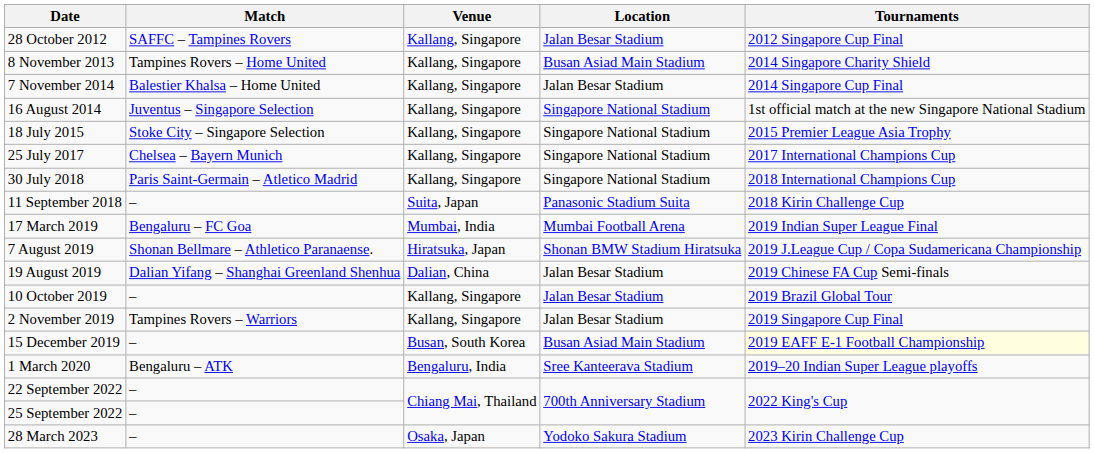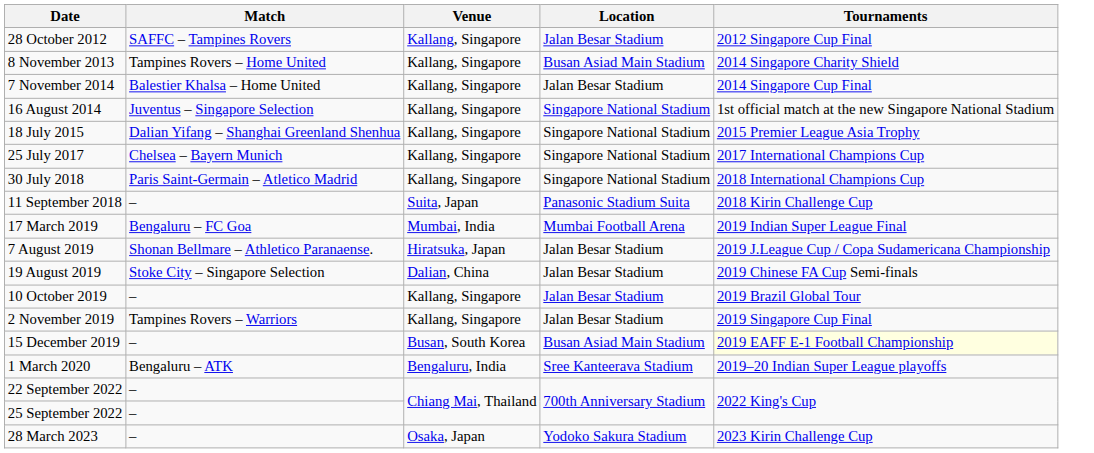(227, 132) Stoke City – Singapore Selection -> (265, 132) Dalian Yifang – Shanghai Greenland Shenhua
(642, 249) Shonan BMW Stadium Hiratsuka -> (603, 249) Jalan Besar Stadium
(265, 272) Dalian Yifang – Shanghai Greenland Shenhua -> (227, 272) Stoke City – Singapore Selection
